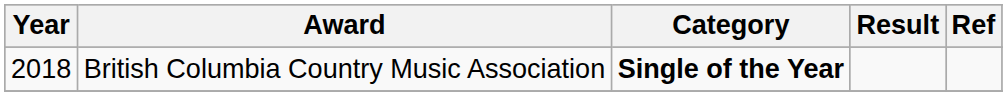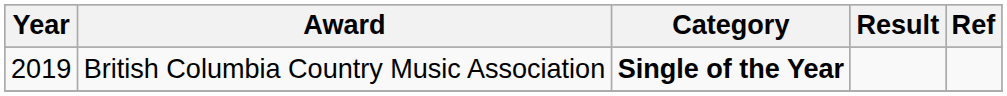(41, 68) 2018 -> (41, 68) 2019
